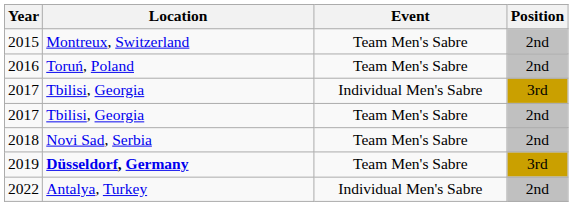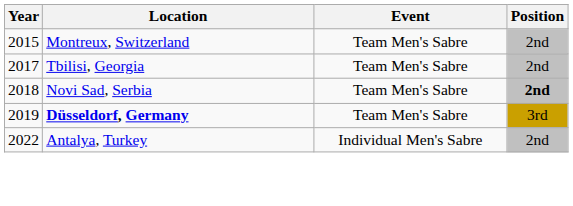- row: (24, 66)
- row: (24, 90)
(537, 139) normal -> (537, 90) bold
